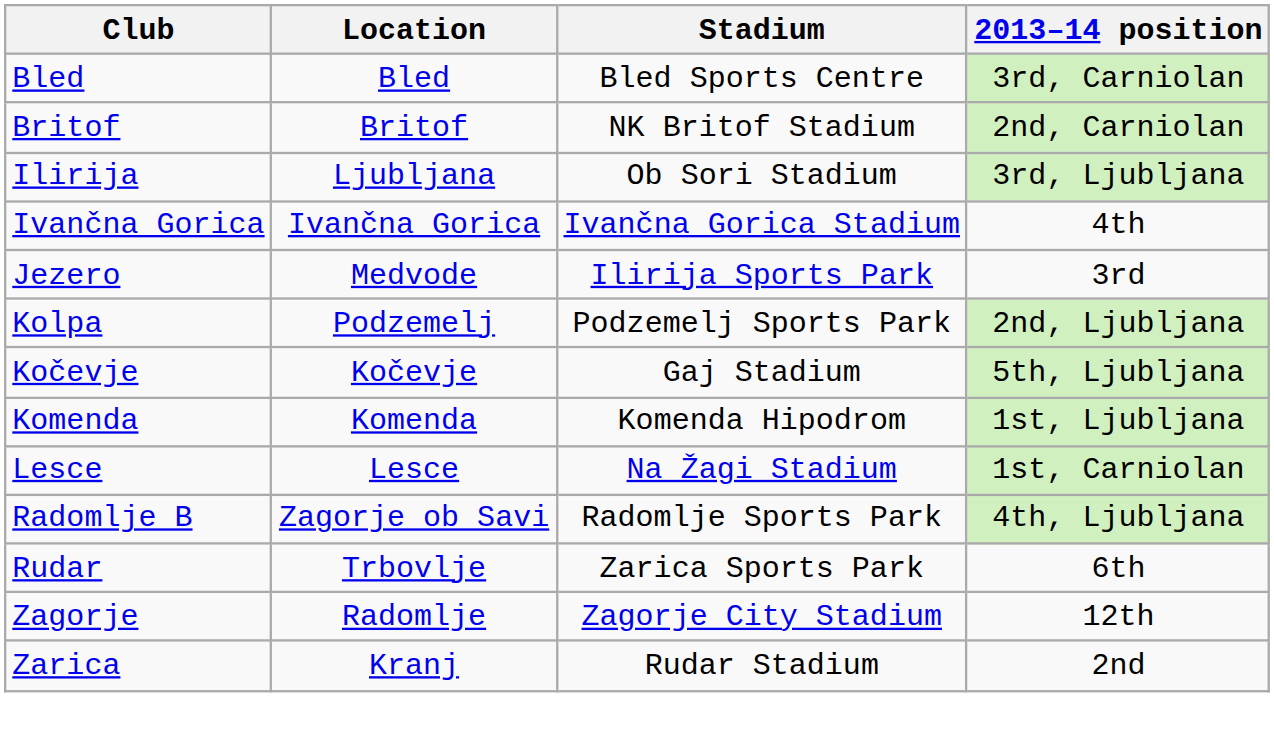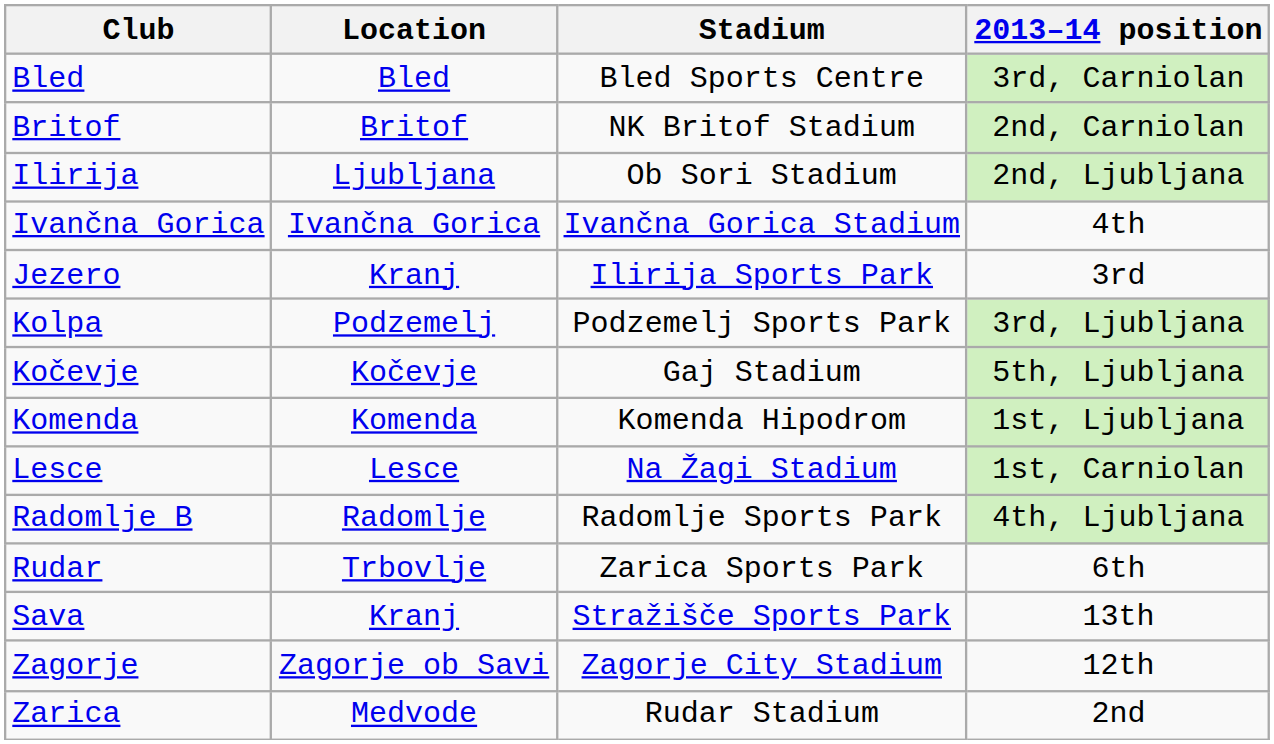(1118, 176) 3rd, Ljubljana -> (1118, 176) 2nd, Ljubljana
(414, 274) Medvode -> (414, 274) Kranj
(1118, 323) 2nd, Ljubljana -> (1118, 323) 3rd, Ljubljana
(414, 519) Zagorje ob Savi -> (414, 519) Radomlje
+ row: (48, 617)
(414, 617) Radomlje -> (414, 666) Zagorje ob Savi
(414, 666) Kranj -> (414, 715) Medvode
